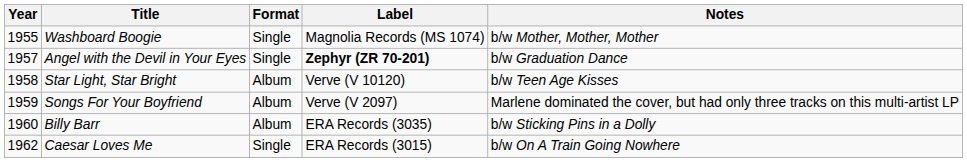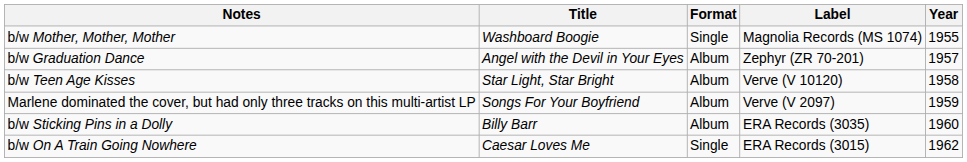columns swapped: (23, 15) <-> (725, 15)
(272, 59) Single -> (710, 59) Album
(367, 59) bold -> (803, 59) normal
